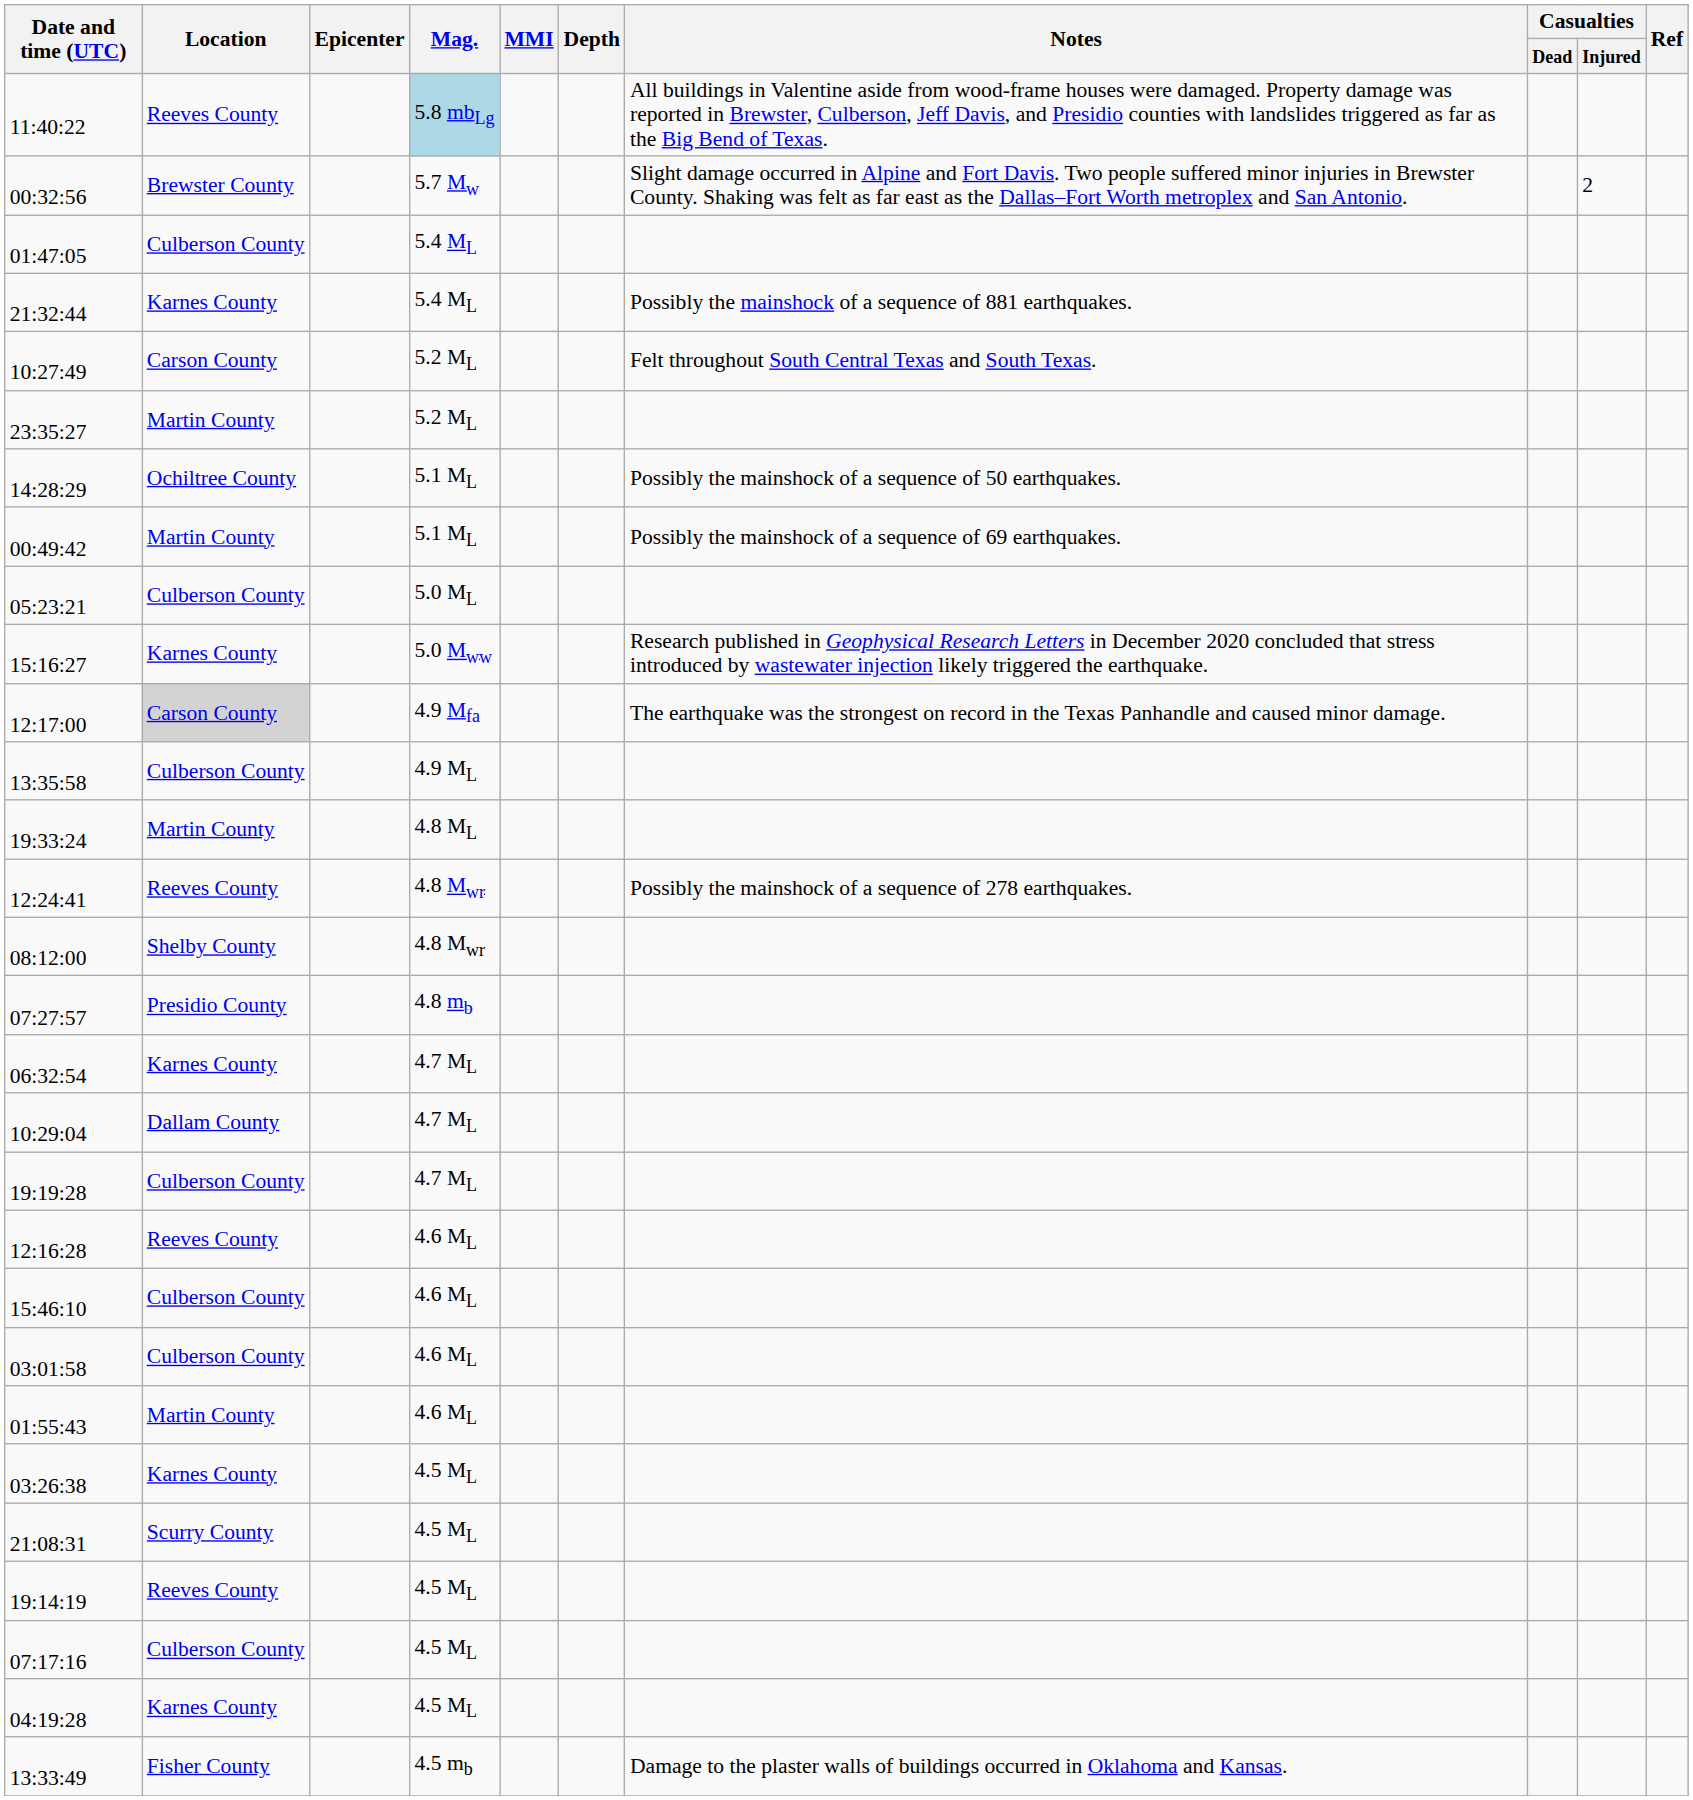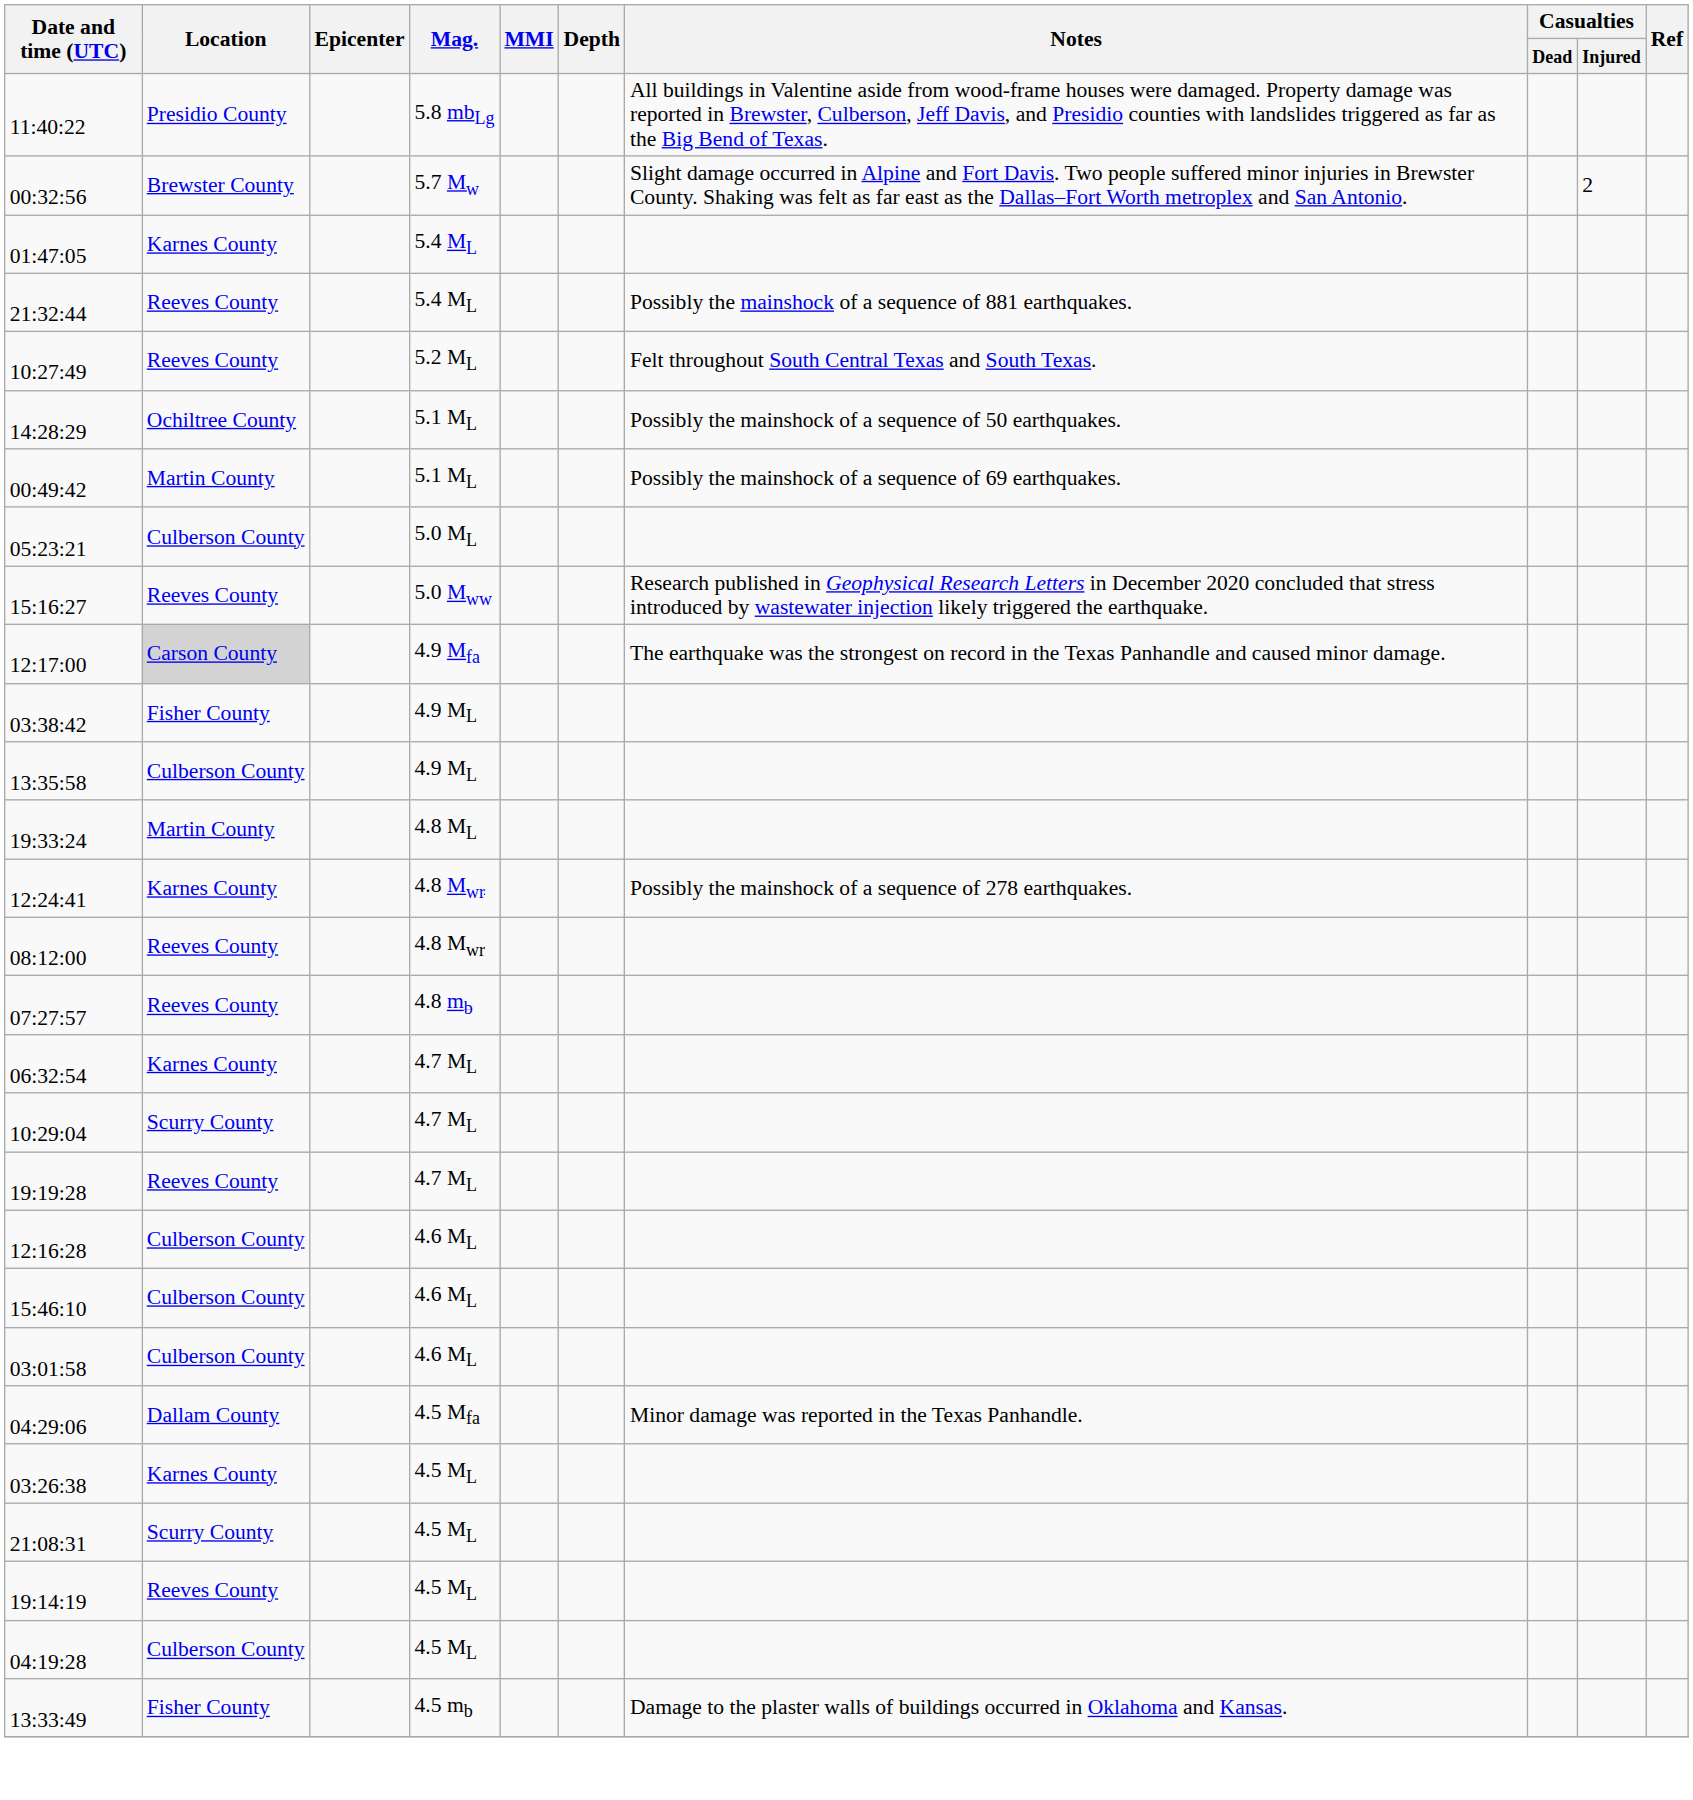(212, 114) Reeves County -> (217, 114) Presidio County
(454, 114) lightblue background -> (454, 114) no background
(226, 243) Culberson County -> (212, 243) Karnes County
(212, 302) Karnes County -> (212, 302) Reeves County
(212, 360) Carson County -> (212, 360) Reeves County
- row: (48, 431)
(212, 653) Karnes County -> (212, 595) Reeves County
+ row: (48, 724)
(212, 887) Reeves County -> (212, 887) Karnes County
(211, 946) Shelby County -> (212, 946) Reeves County
(217, 1004) Presidio County -> (212, 1004) Reeves County
(213, 1122) Dallam County -> (210, 1122) Scurry County
(226, 1180) Culberson County -> (212, 1180) Reeves County
(212, 1239) Reeves County -> (226, 1239) Culberson County
- row: (48, 1426)
+ row: (48, 1426)
- row: (48, 1661)
(212, 1707) Karnes County -> (226, 1649) Culberson County
